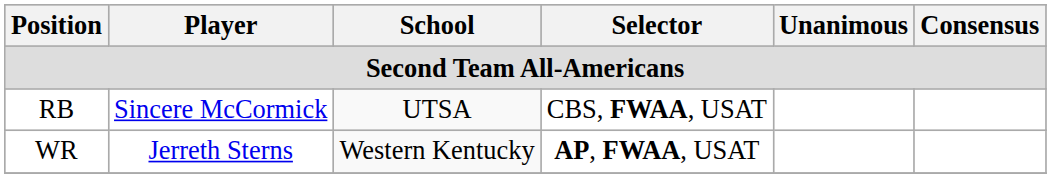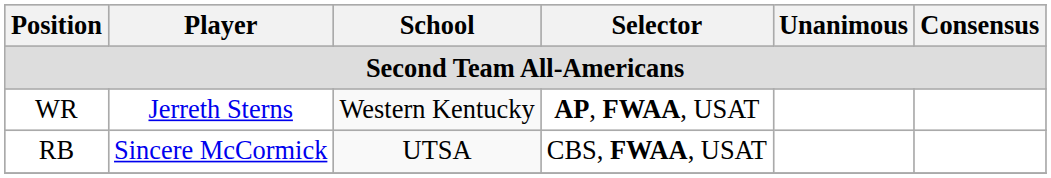rows swapped: (56, 151) <-> (56, 109)
